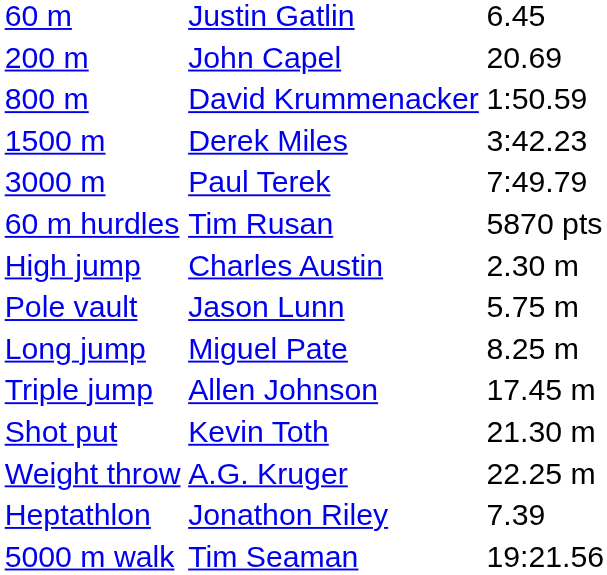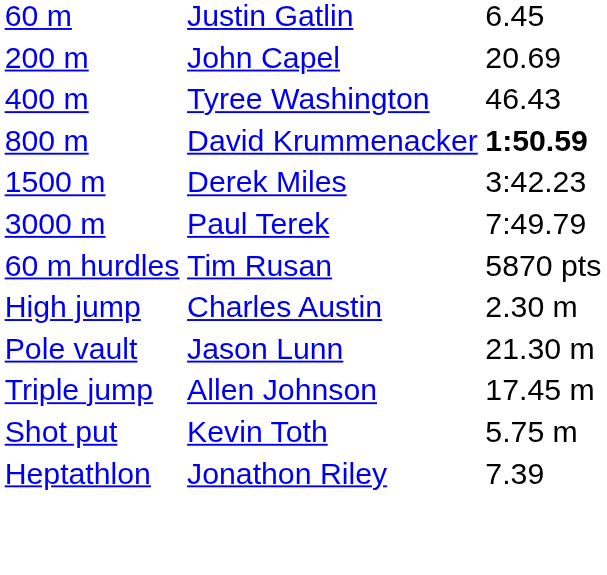+ row: (47, 99)
(537, 99) normal -> (537, 140) bold
(533, 307) 5.75 m -> (540, 348) 21.30 m
- row: (75, 348)
(541, 432) 21.30 m -> (532, 432) 5.75 m
- row: (93, 473)
- row: (90, 556)
